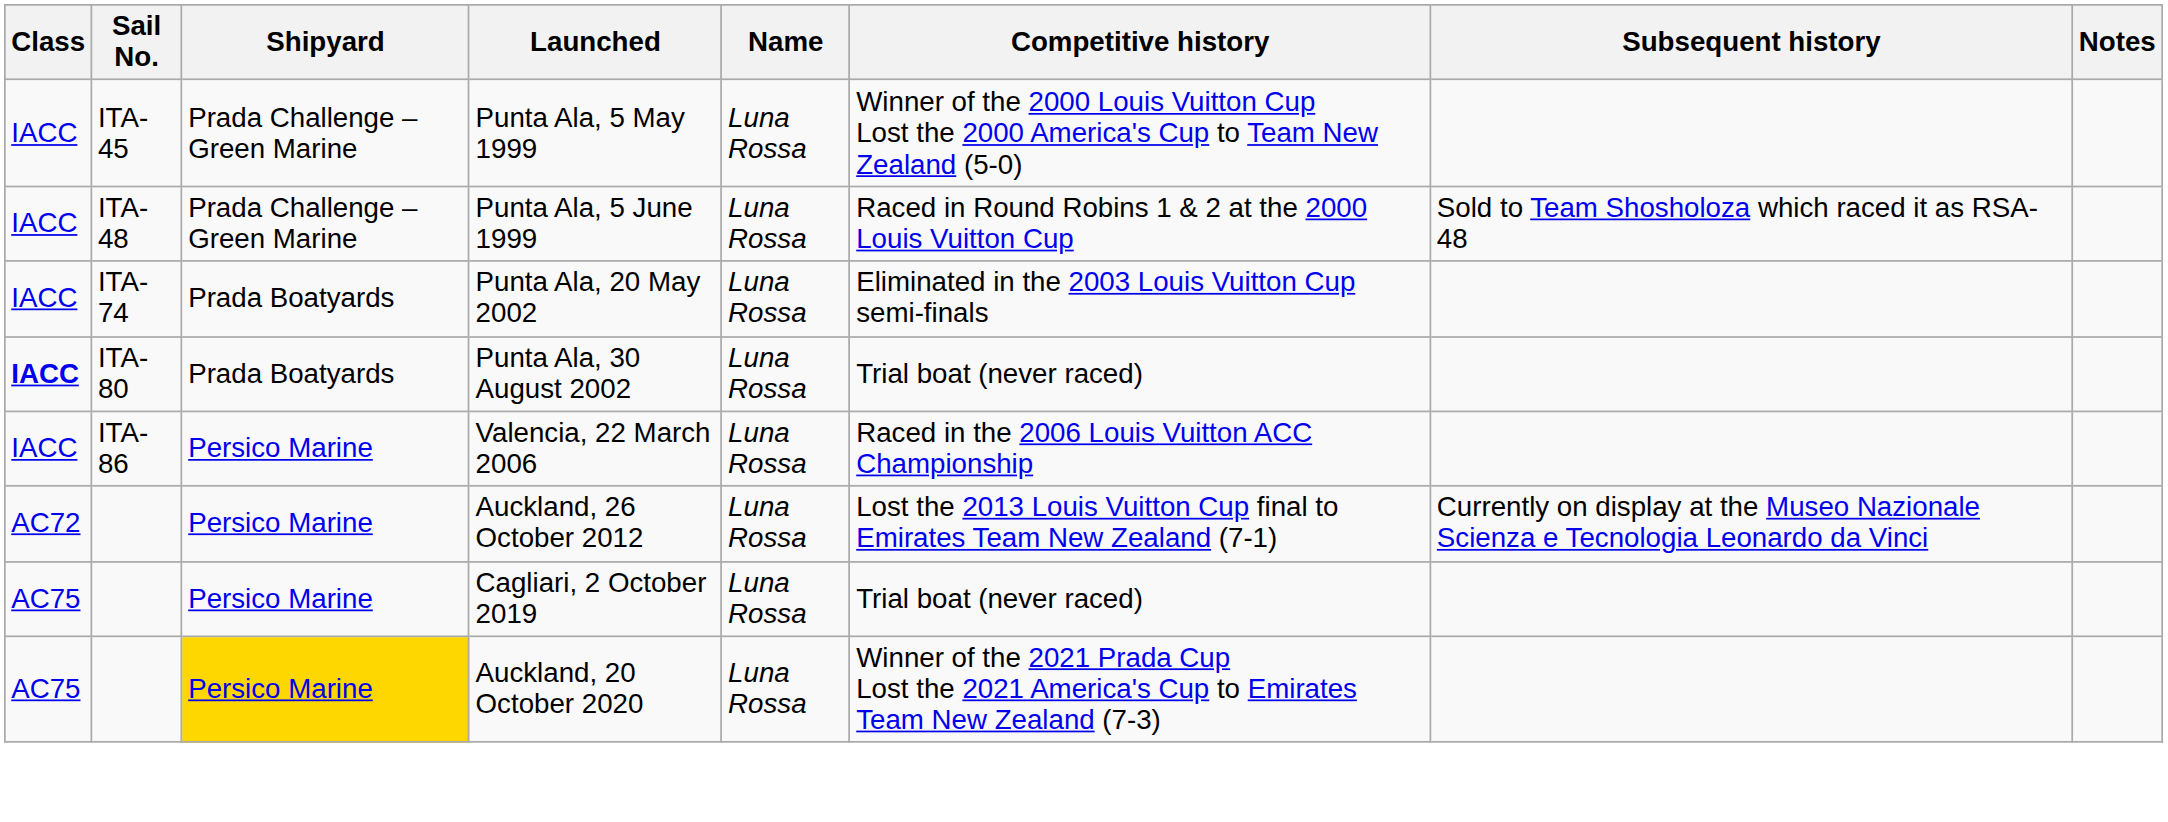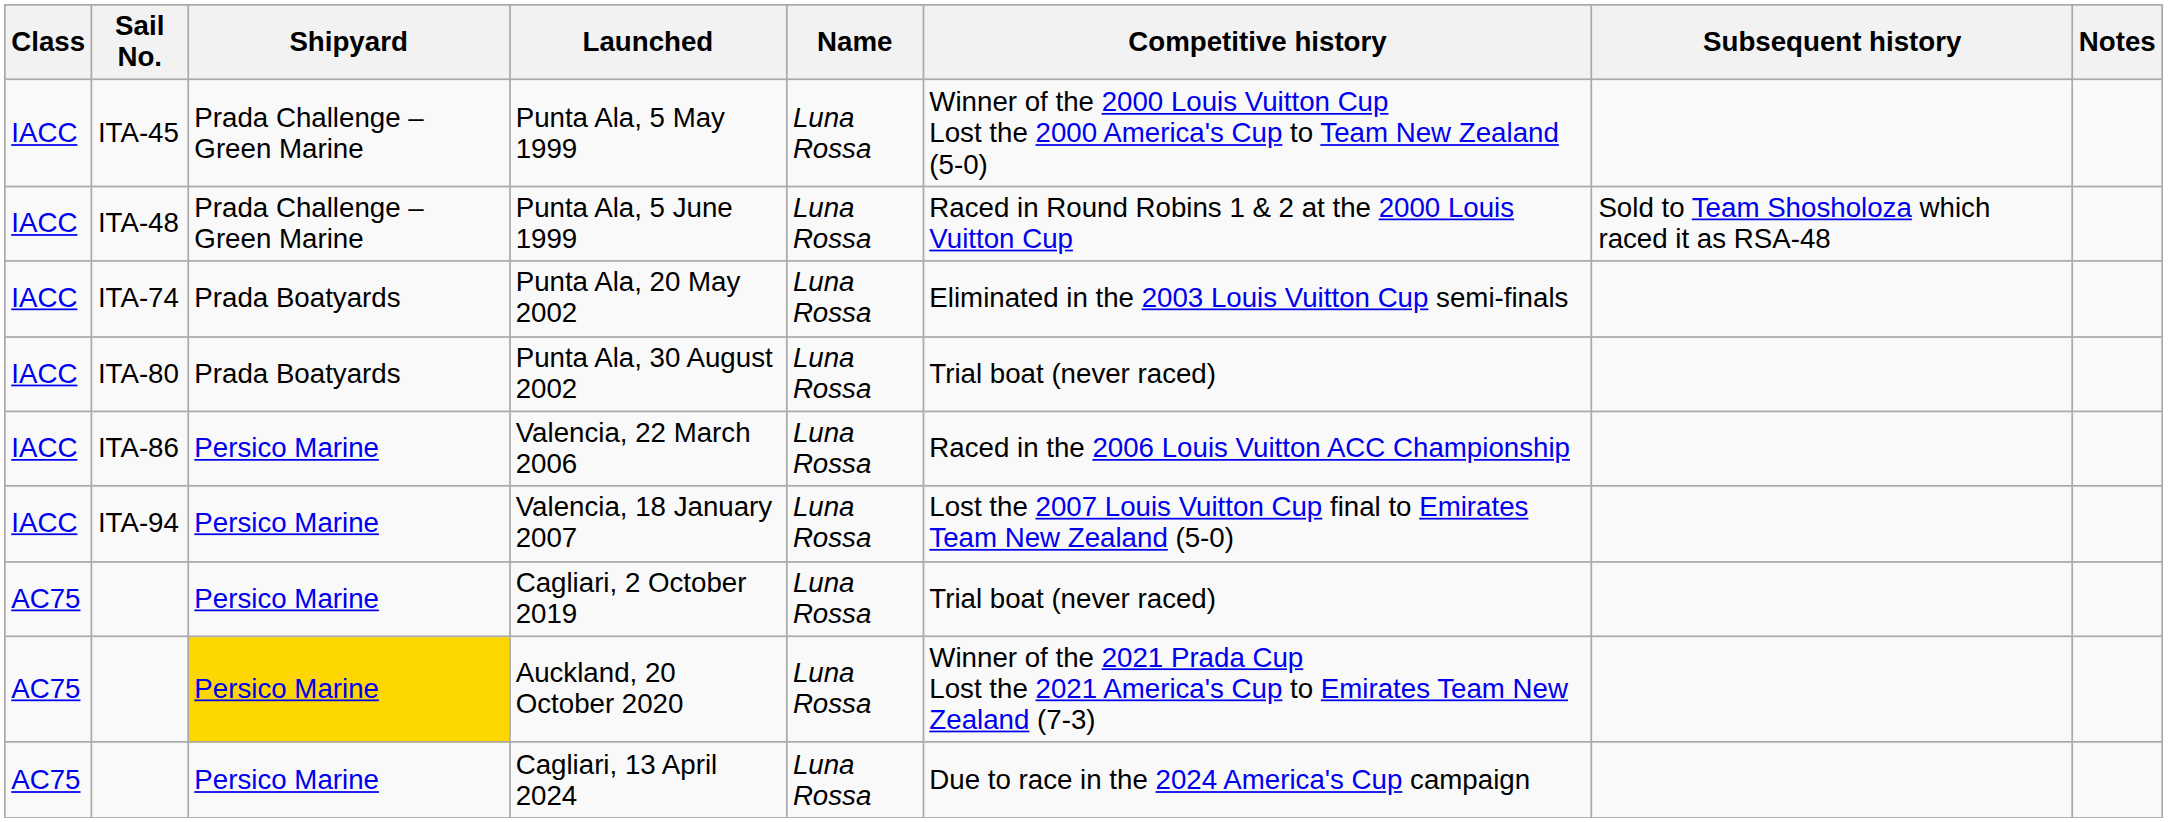(45, 373) bold -> (44, 373) normal
+ row: (644, 523)
- row: (559, 523)
+ row: (616, 779)
